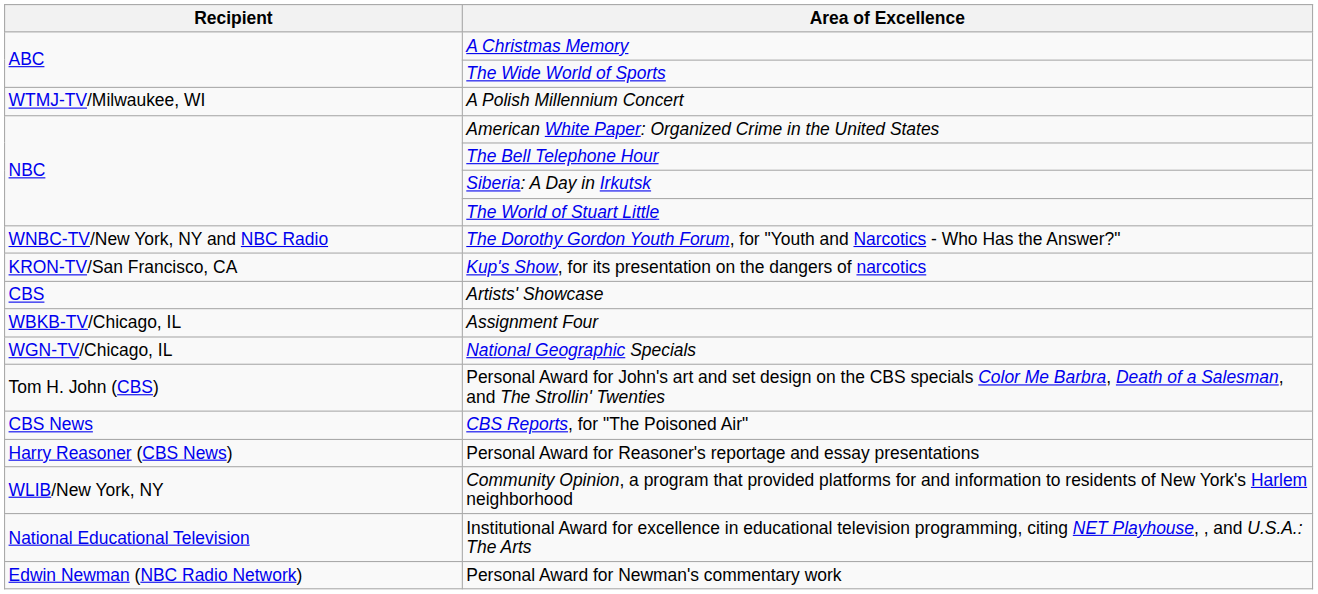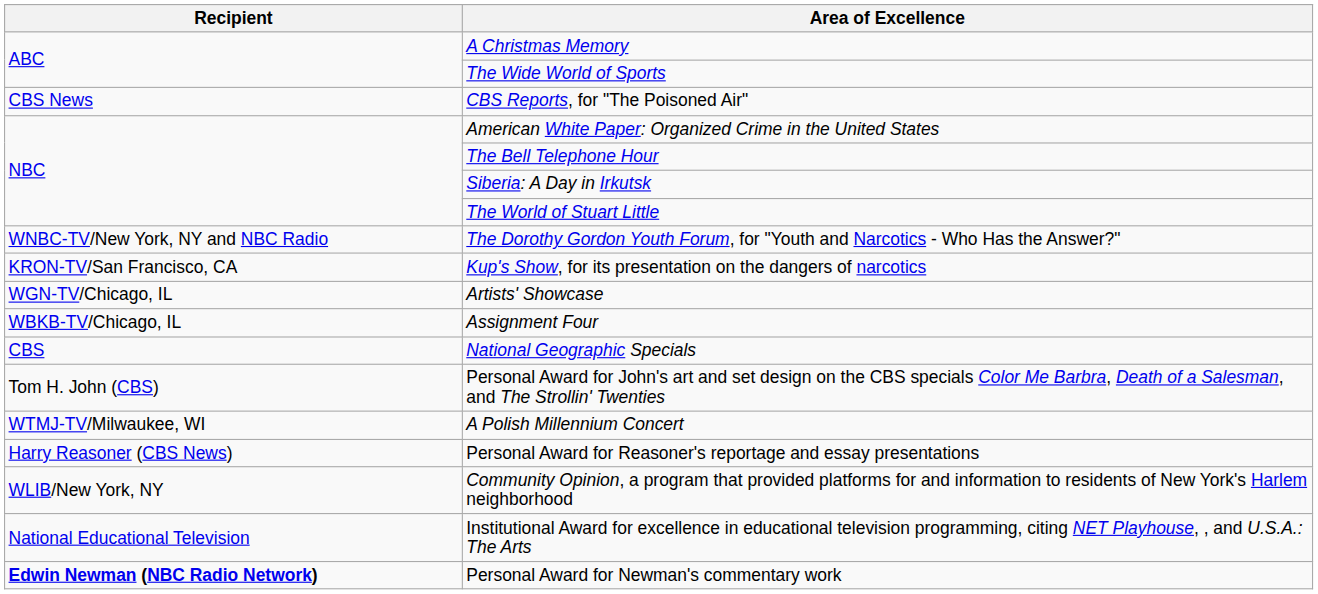rows swapped: (575, 101) <-> (607, 425)
(26, 294) CBS -> (90, 294) WGN-TV/Chicago, IL
(90, 350) WGN-TV/Chicago, IL -> (26, 350) CBS
(155, 575) normal -> (163, 575) bold
